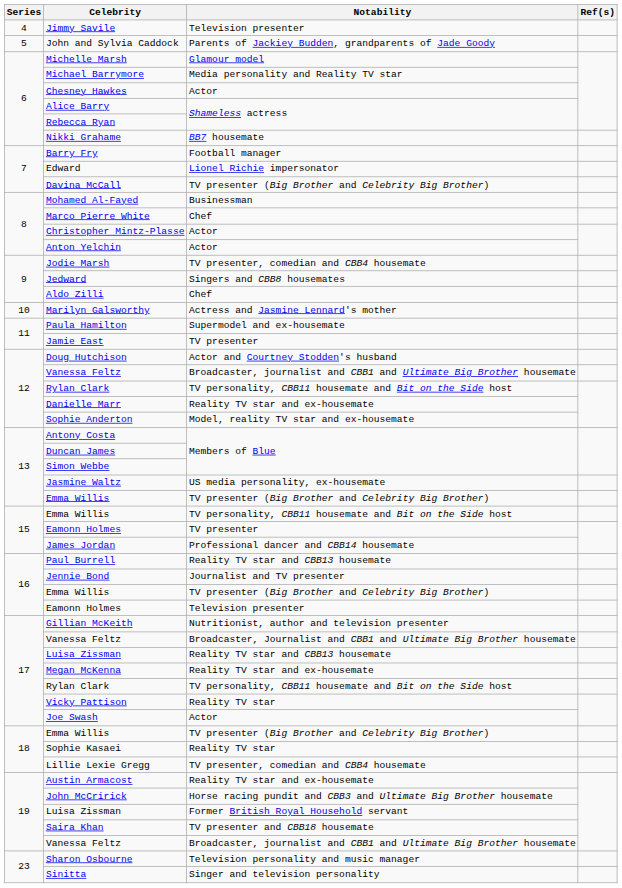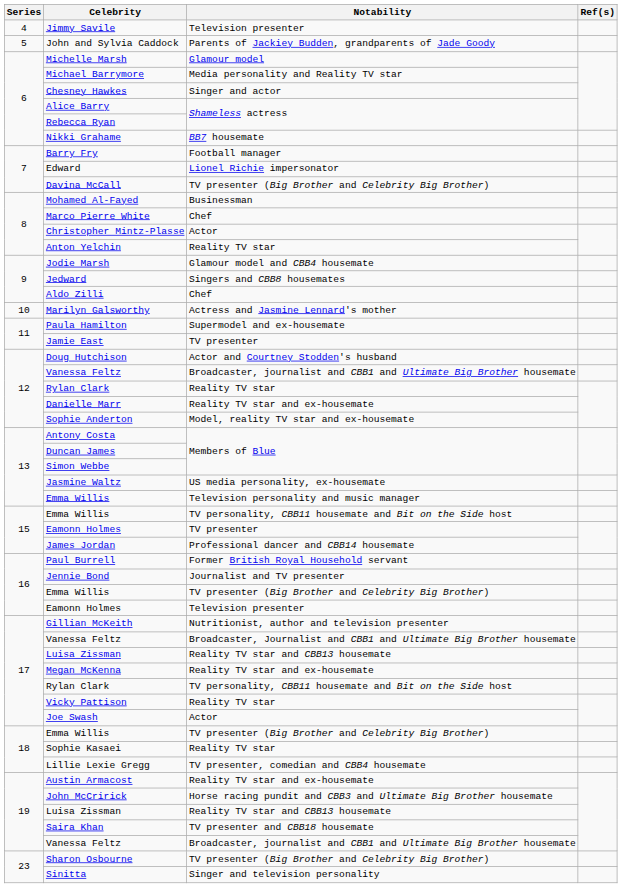(203, 91) Actor -> (235, 91) Singer and actor
(203, 247) Actor -> (232, 247) Reality TV star
(307, 263) TV presenter, comedian and CBB4 housemate -> (281, 263) Glamour model and CBB4 housemate
(351, 388) TV personality, CBB11 housemate and Bit on the Side host -> (232, 388) Reality TV star
(339, 498) TV presenter (Big Brother and Celebrity Big Brother) -> (304, 498) Television personality and music manager
(290, 561) Reality TV star and CBB13 housemate -> (299, 561) Former British Royal Household servant
(299, 812) Former British Royal Household servant -> (290, 812) Reality TV star and CBB13 housemate
(304, 859) Television personality and music manager -> (339, 859) TV presenter (Big Brother and Celebrity Big Brother)
